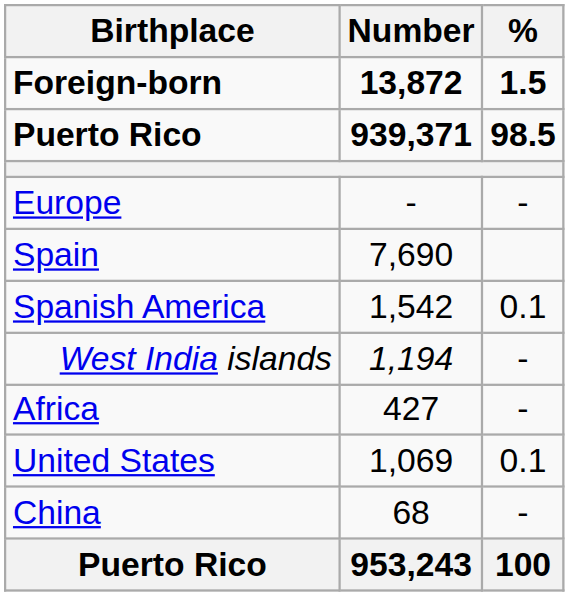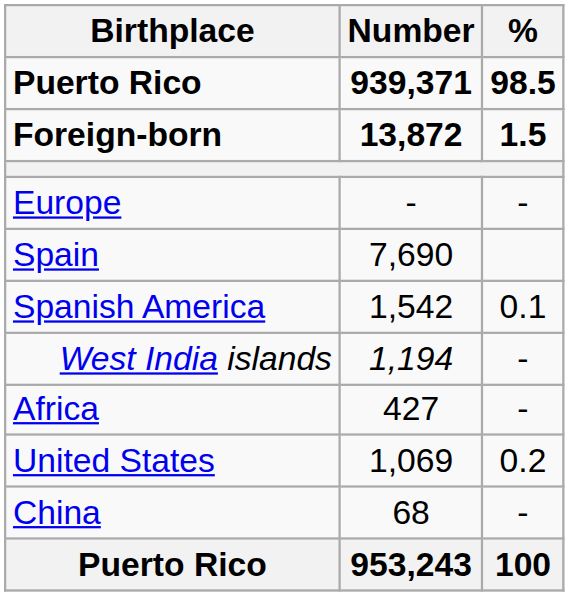rows swapped: (107, 135) <-> (118, 83)
(523, 461) 0.1 -> (523, 461) 0.2
